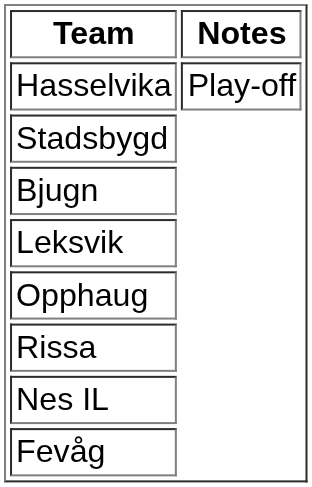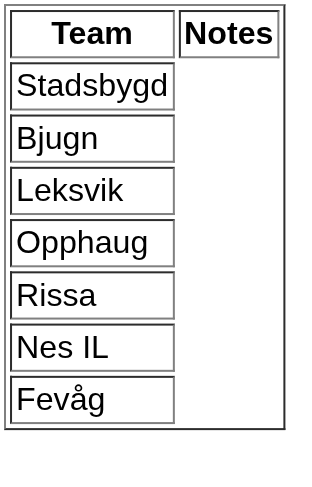- row: (94, 85)
